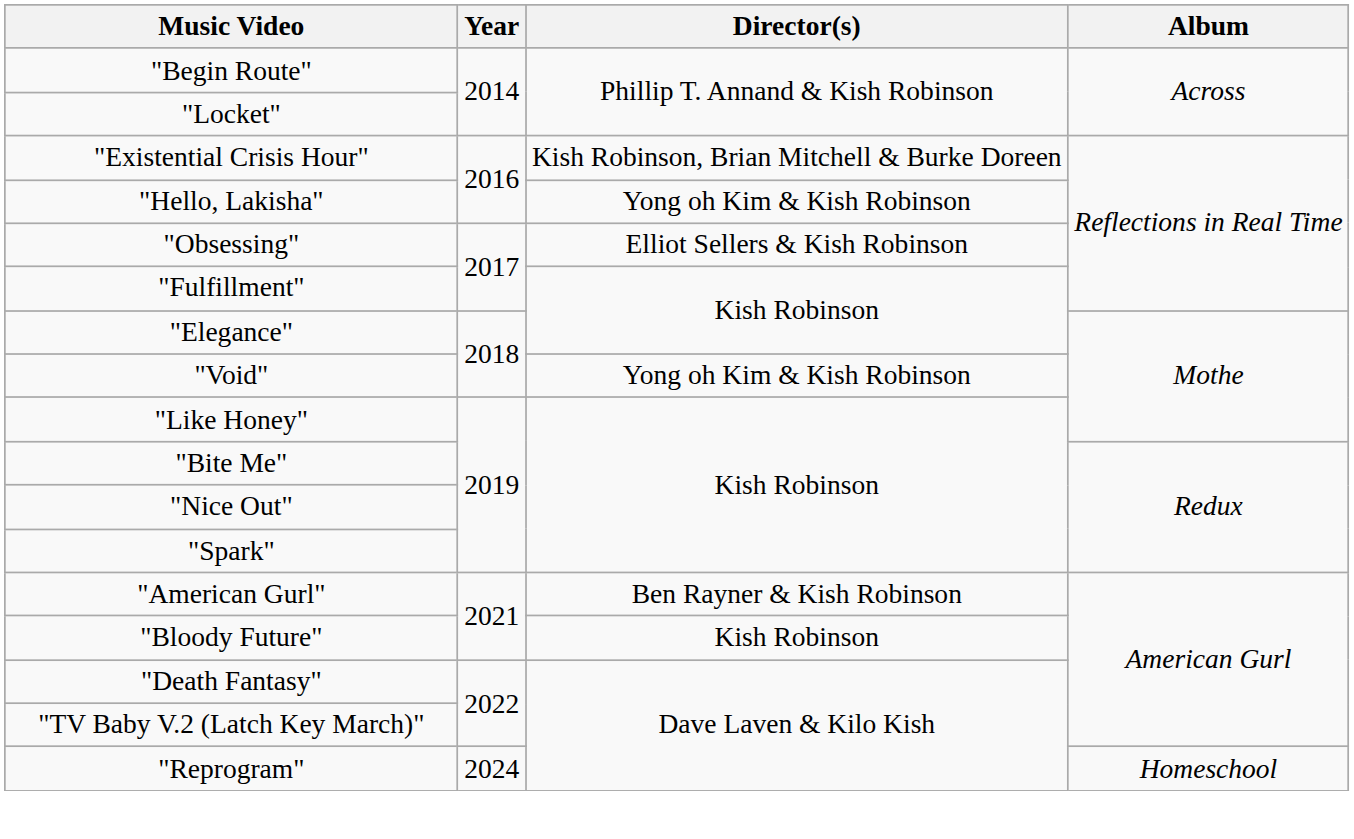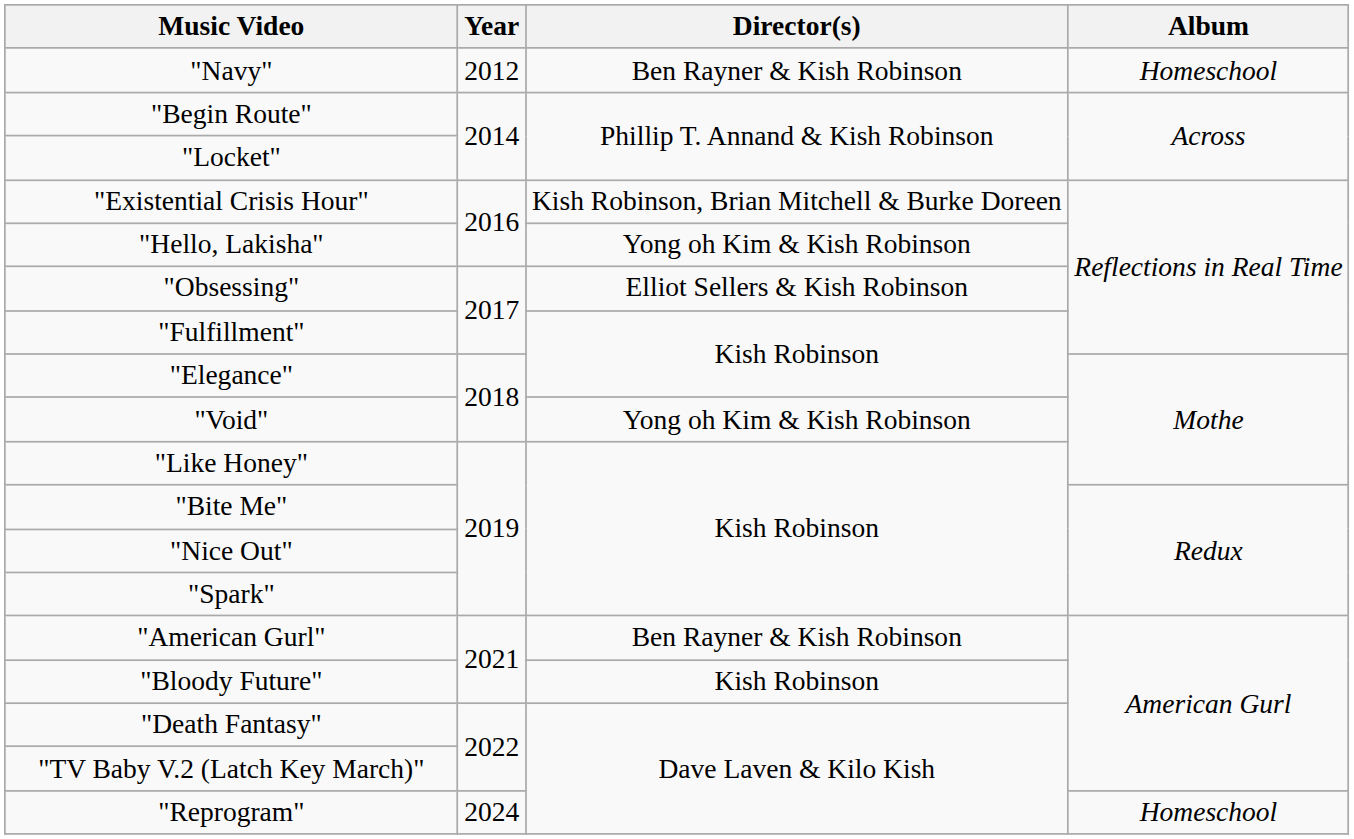+ row: (231, 69)
